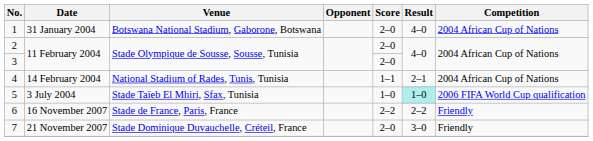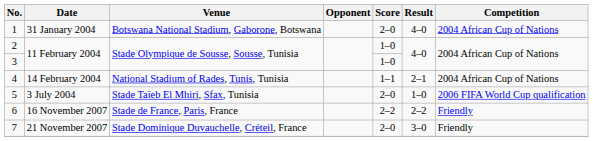(387, 45) 2–0 -> (387, 45) 1–0
(387, 62) 2–0 -> (387, 62) 1–0
(387, 95) 1–0 -> (387, 95) 2–0
(419, 95) paleturquoise background -> (419, 95) no background
